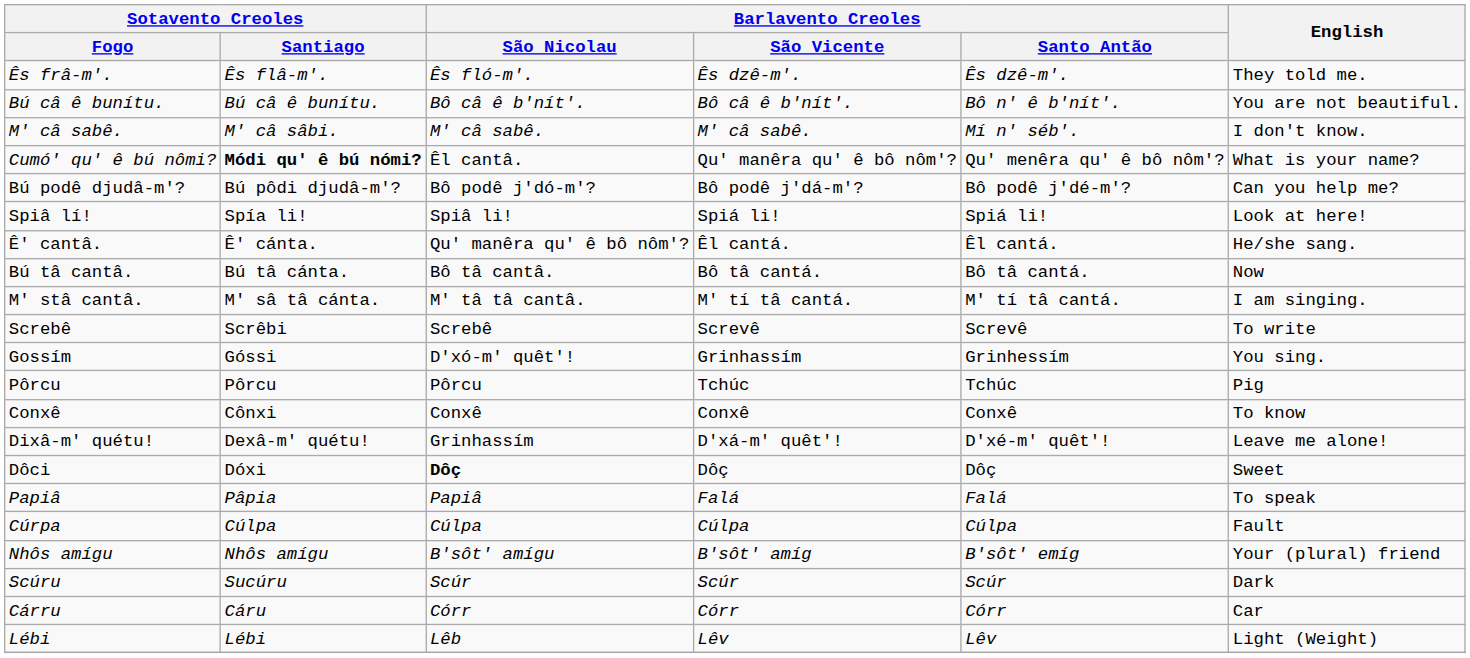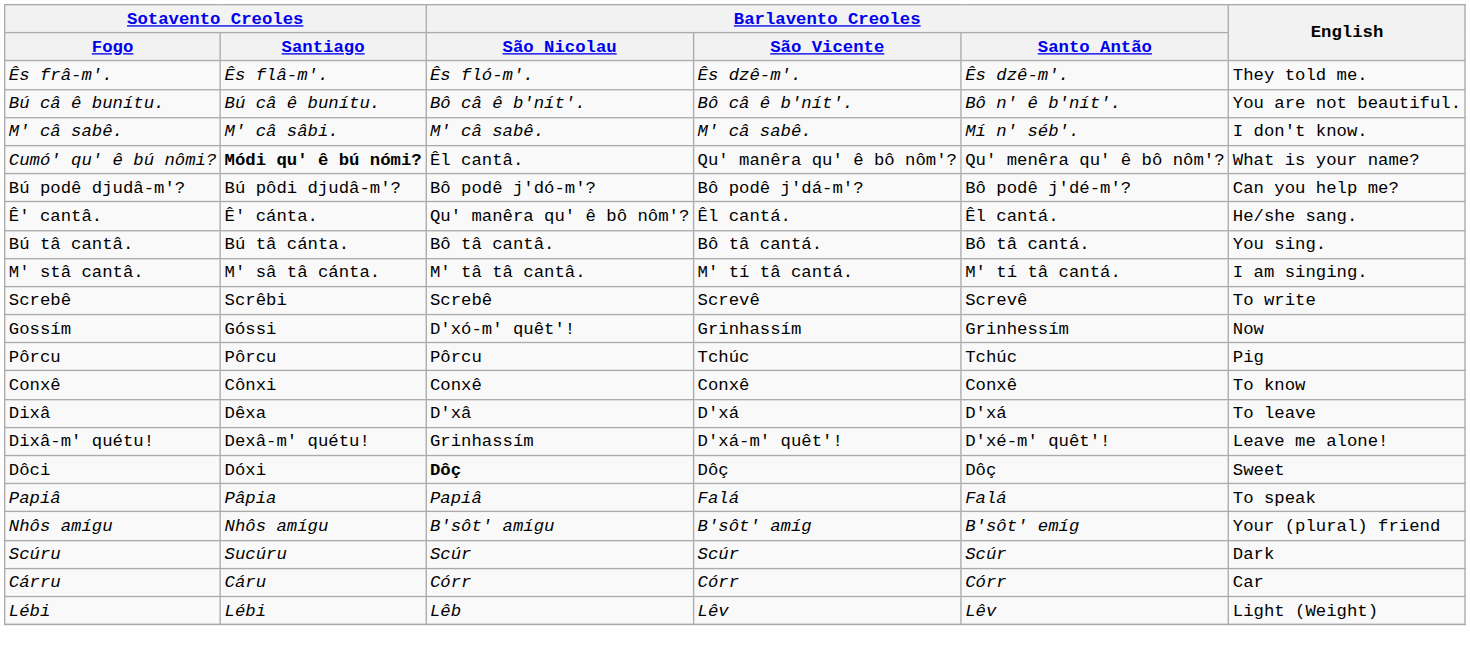- row: (50, 216)
(1248, 272) Now -> (1280, 244) You sing.
(1280, 357) You sing. -> (1248, 329) Now
+ row: (30, 413)
- row: (35, 526)
